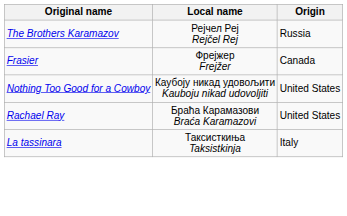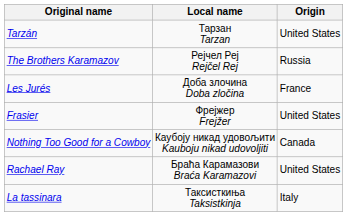+ row: (22, 34)
+ row: (28, 88)
(297, 61) Canada -> (310, 116) United States
(310, 88) United States -> (297, 143) Canada
